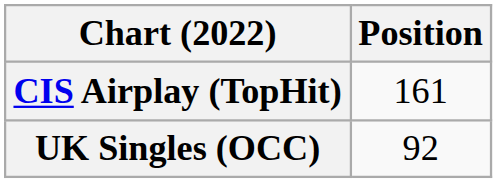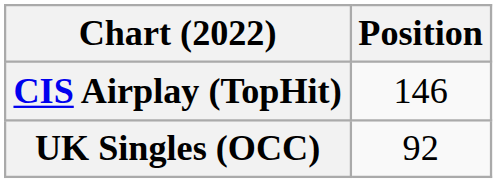(421, 90) 161 -> (421, 90) 146
